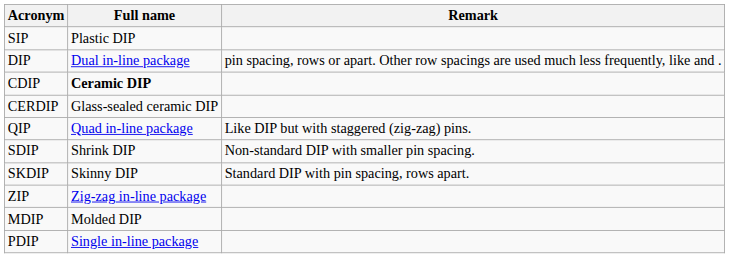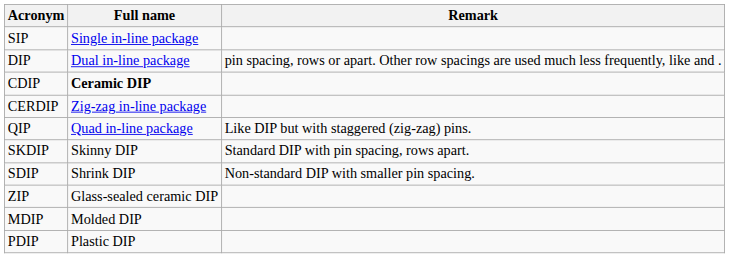(103, 38) Plastic DIP -> (135, 38) Single in-line package
(145, 106) Glass-sealed ceramic DIP -> (139, 106) Zig-zag in-line package
rows swapped: (28, 173) <-> (23, 151)
(139, 196) Zig-zag in-line package -> (145, 196) Glass-sealed ceramic DIP
(135, 241) Single in-line package -> (103, 241) Plastic DIP
